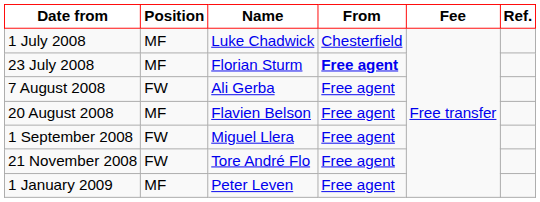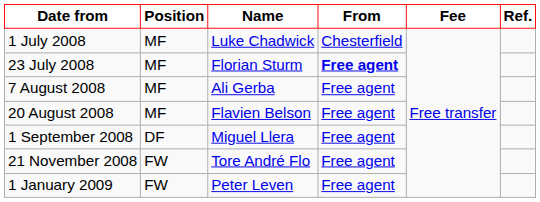(156, 88) FW -> (155, 88) MF
(156, 137) FW -> (154, 137) DF
(155, 185) MF -> (156, 185) FW
